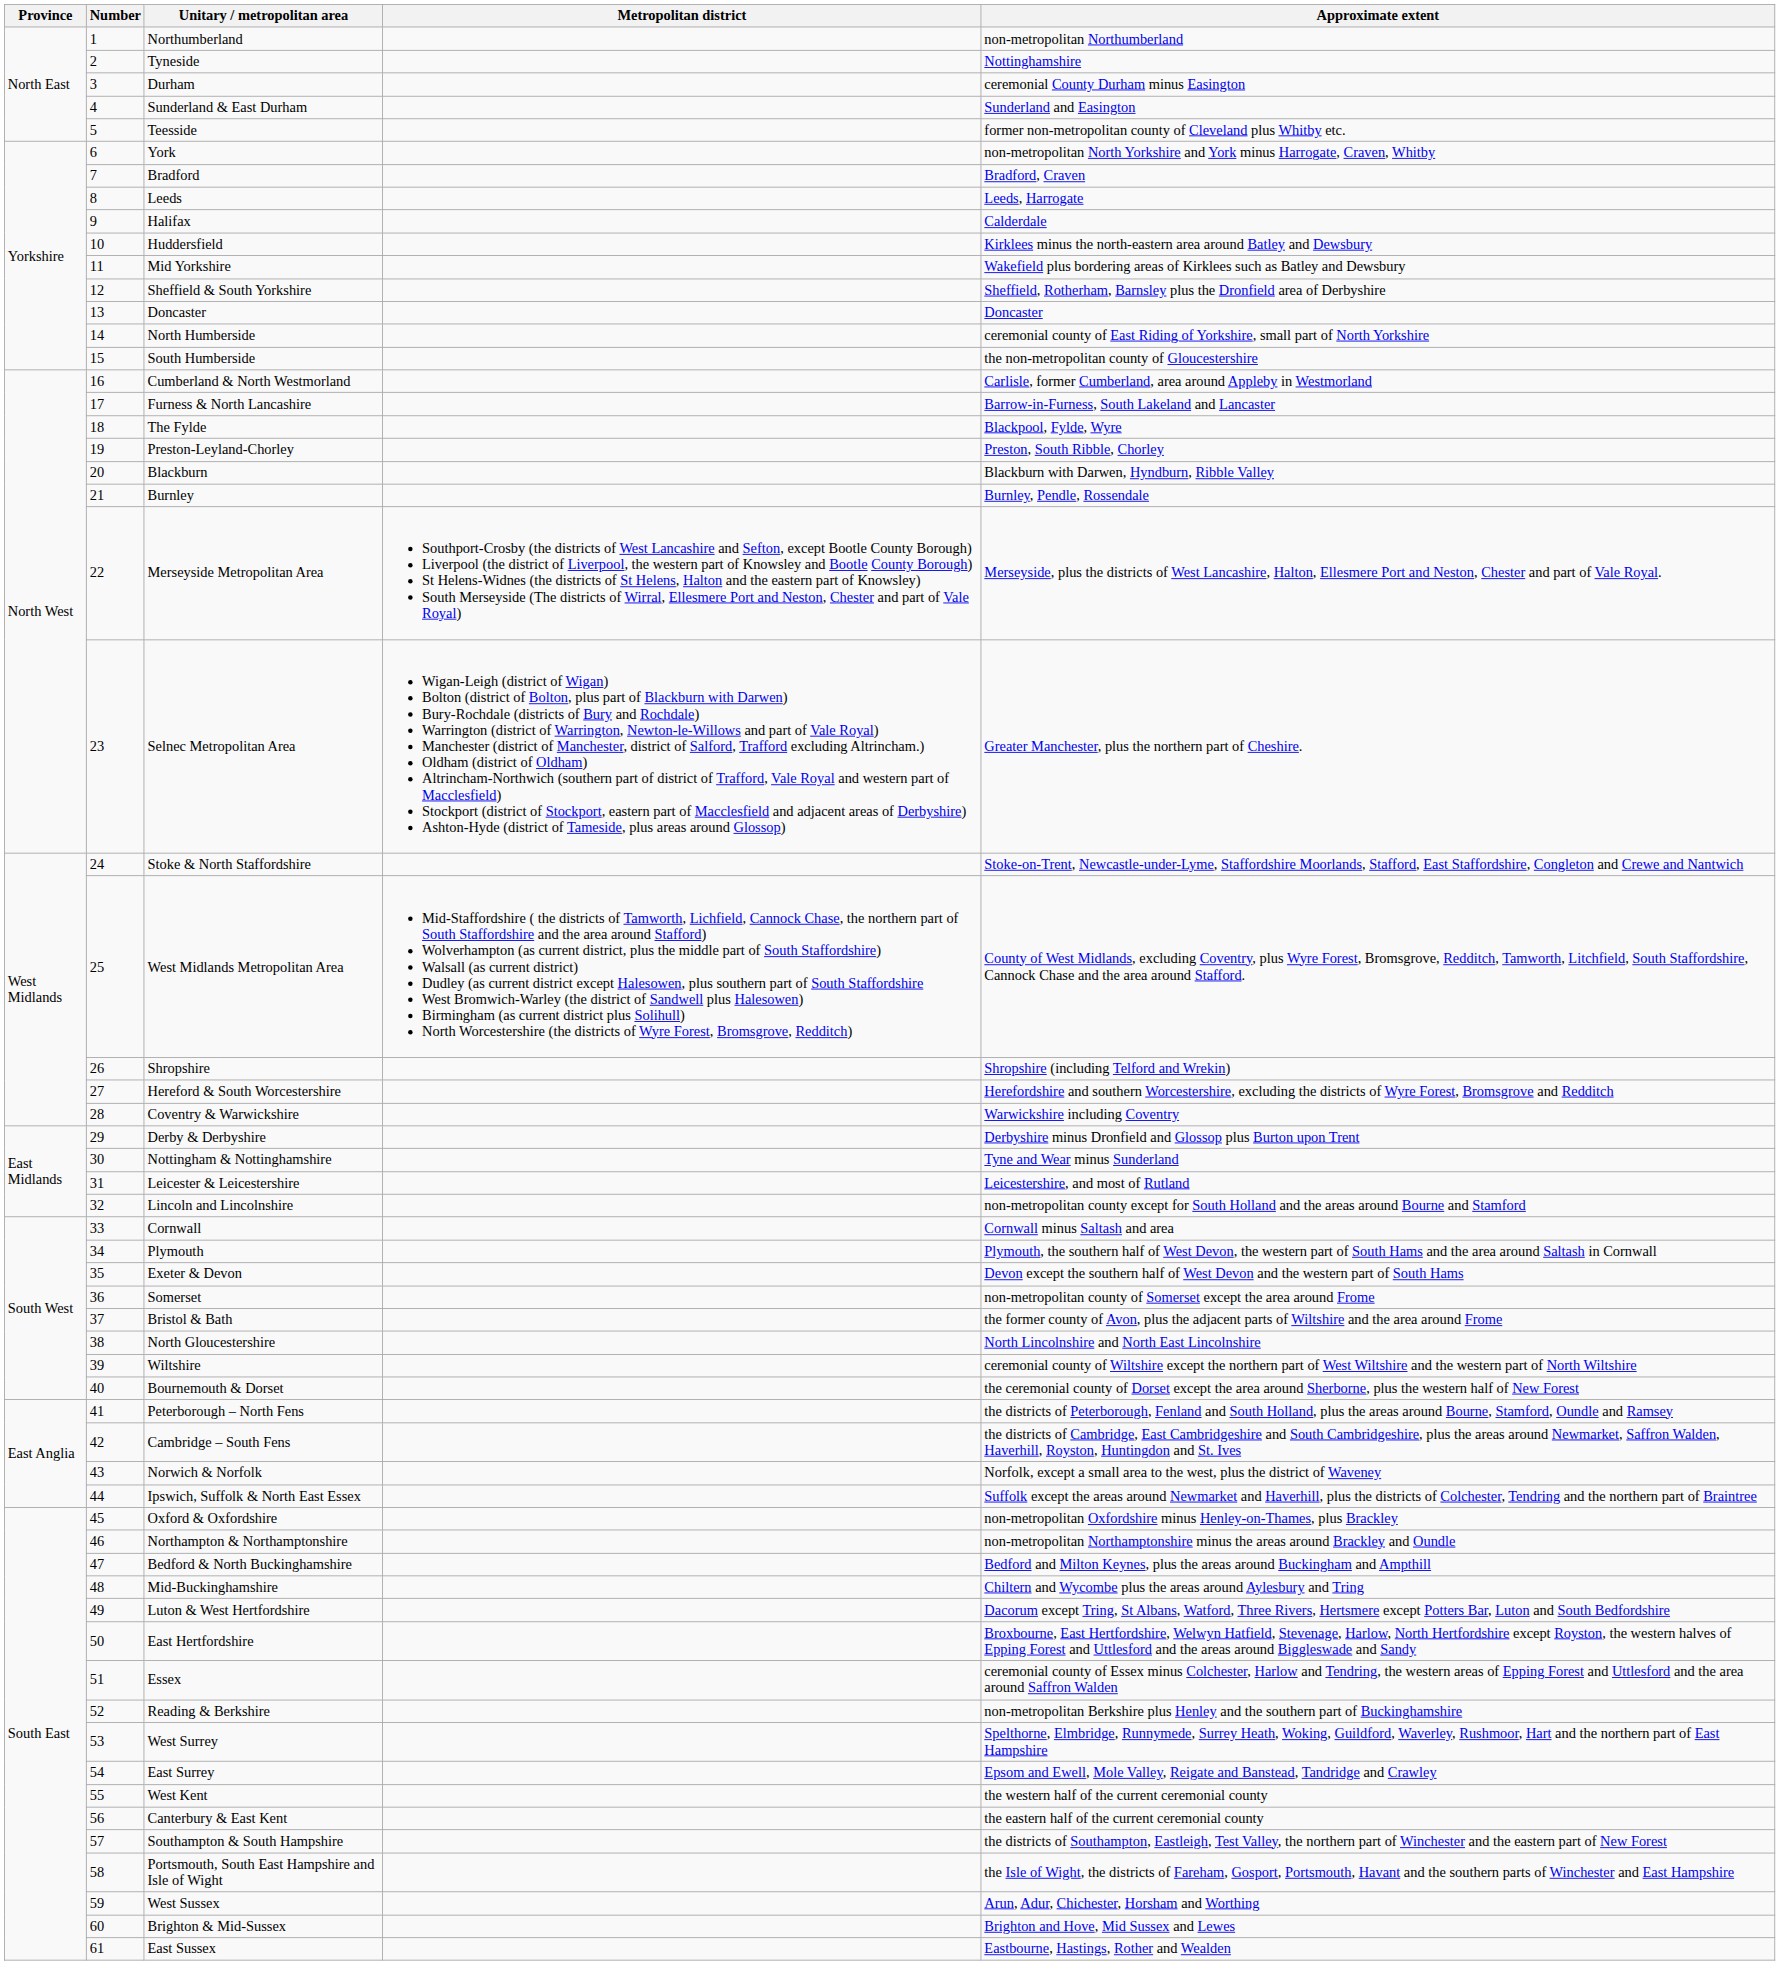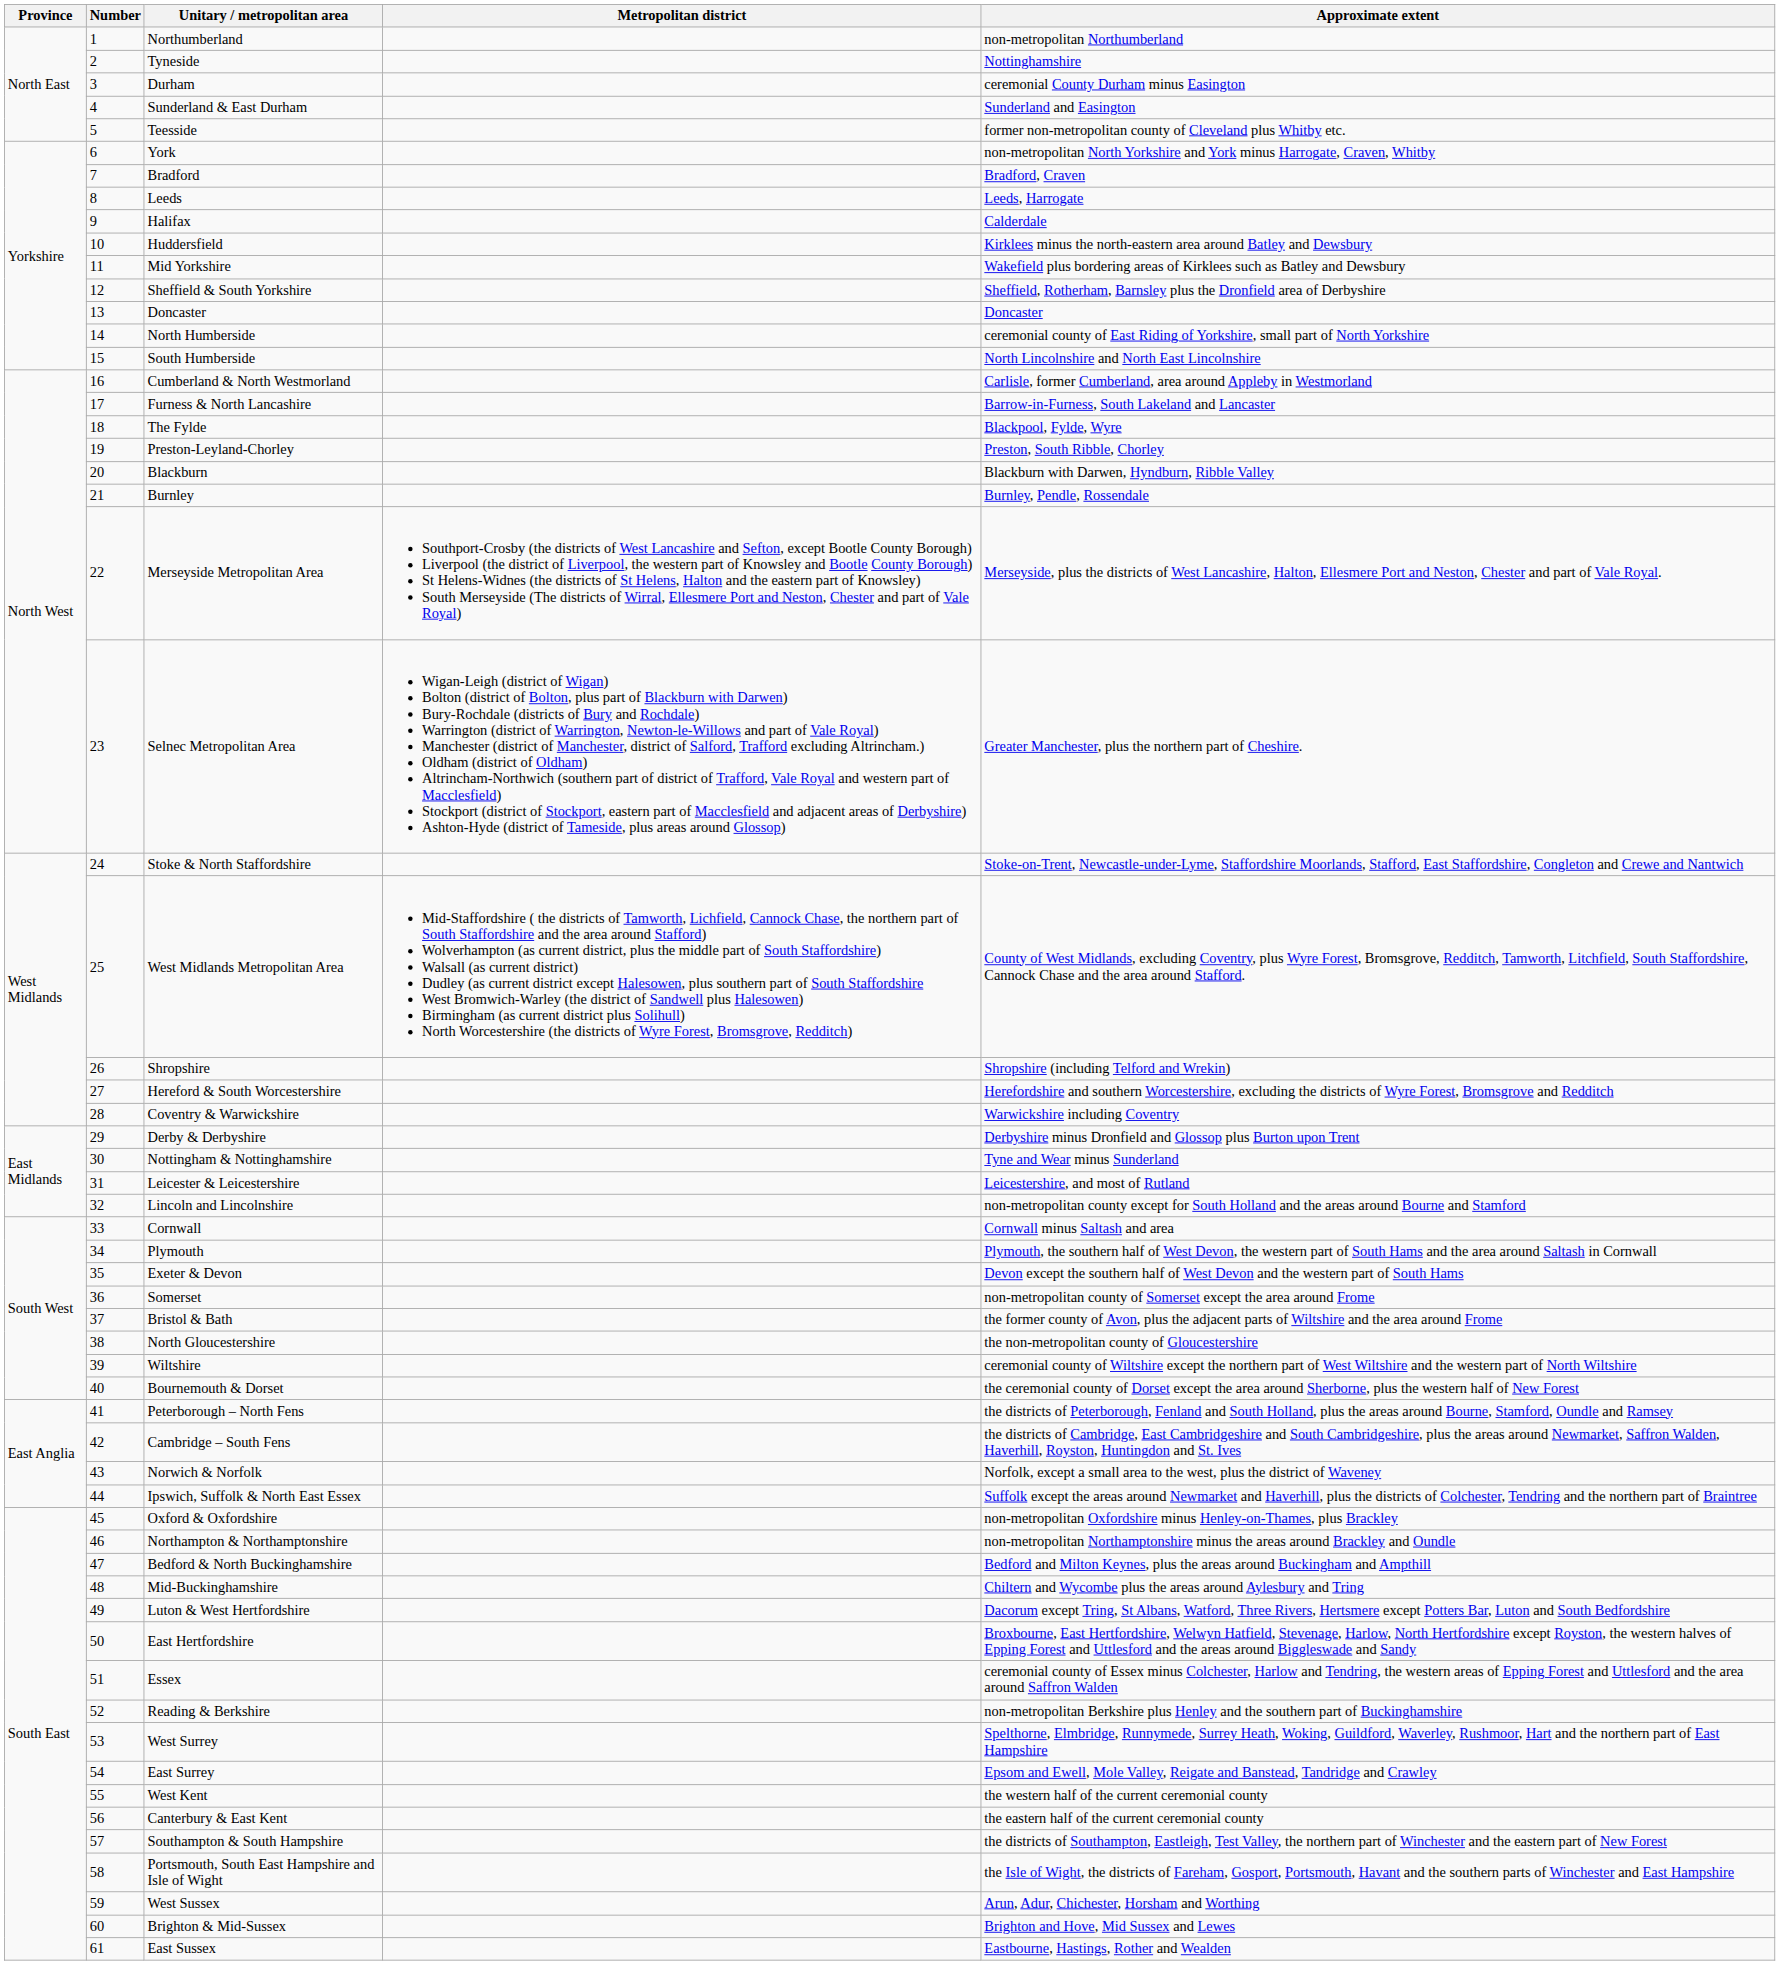(1121, 358) the non-metropolitan county of Gloucestershire -> (1123, 358) North Lincolnshire and North East Lincolnshire
(1123, 1342) North Lincolnshire and North East Lincolnshire -> (1121, 1342) the non-metropolitan county of Gloucestershire
